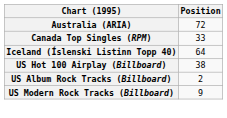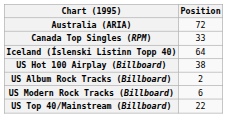(201, 92) 9 -> (201, 92) 6
+ row: (91, 106)
